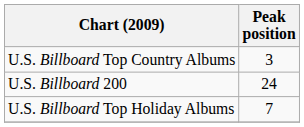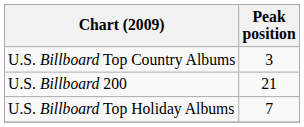(269, 84) 24 -> (269, 84) 21
